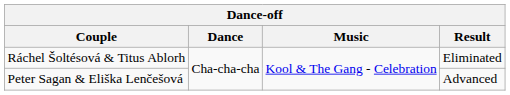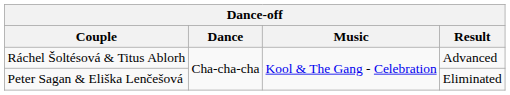(472, 57) Eliminated -> (470, 57) Advanced
(470, 79) Advanced -> (472, 79) Eliminated
